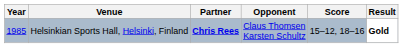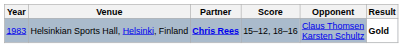columns swapped: (274, 12) <-> (337, 12)
(16, 31) 1985 -> (16, 31) 1983
